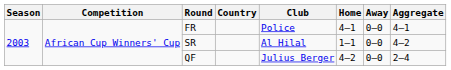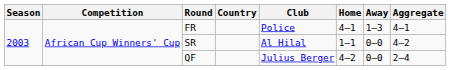(374, 27) 0–0 -> (374, 27) 1–3
